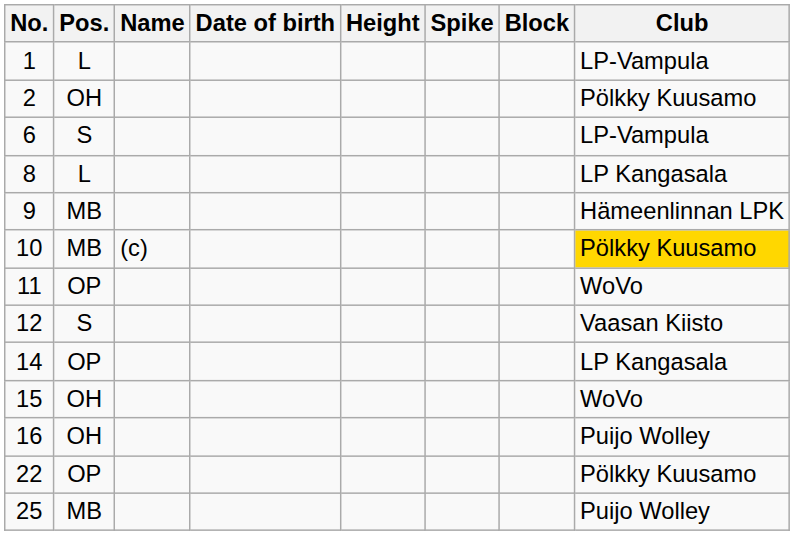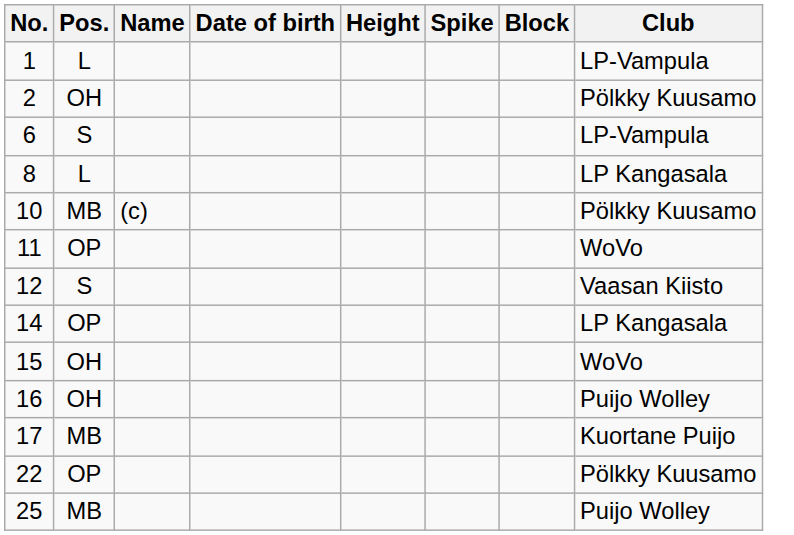- row: (29, 211)
(668, 248) gold background -> (668, 211) no background
+ row: (29, 436)
